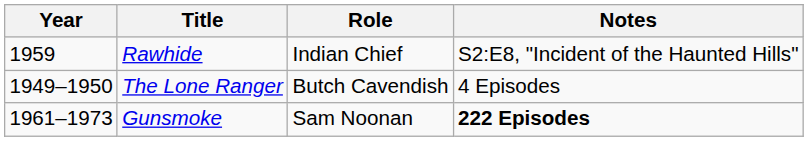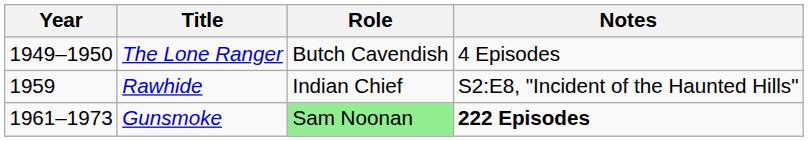rows swapped: (203, 86) <-> (162, 53)
(353, 119) no background -> (353, 119) lightgreen background
